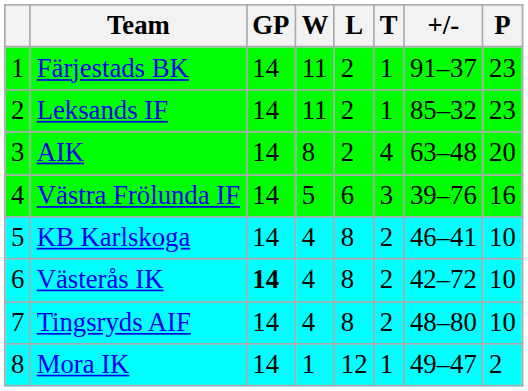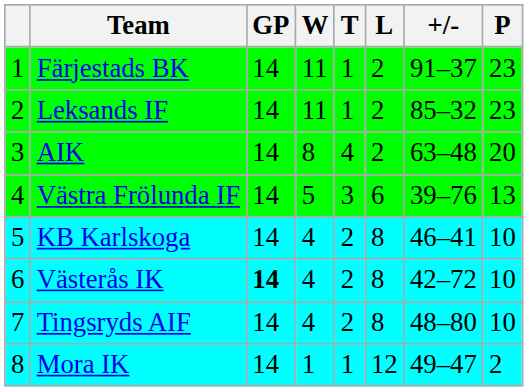columns swapped: (389, 25) <-> (354, 25)
(502, 195) 16 -> (502, 195) 13
